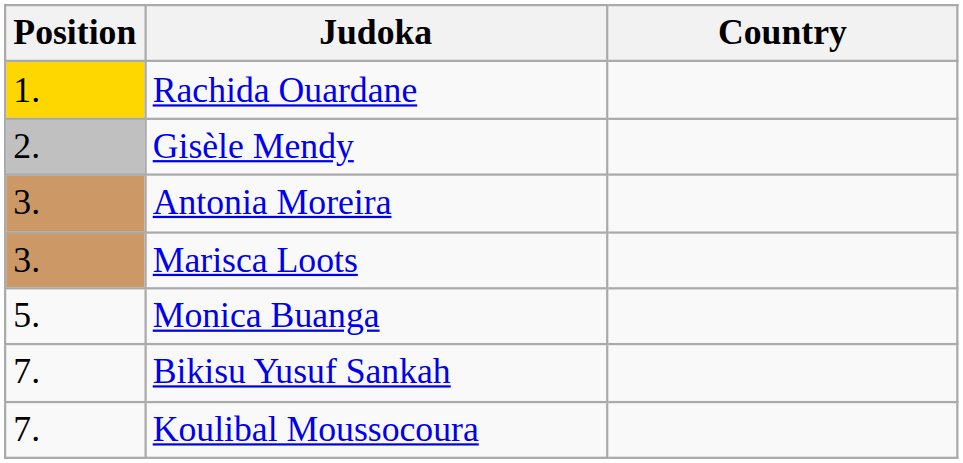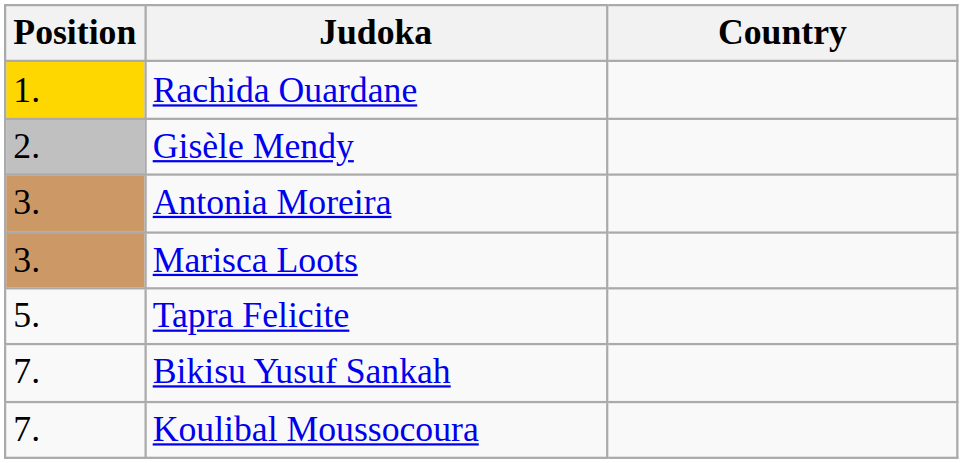+ row: (251, 315)
- row: (266, 315)
